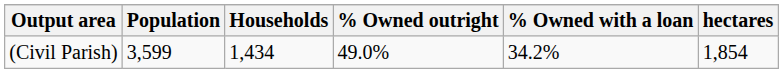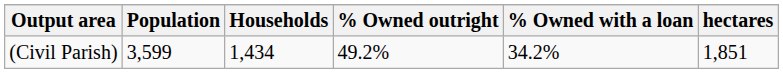(363, 52) 49.0% -> (363, 52) 49.2%
(725, 52) 1,854 -> (725, 52) 1,851
